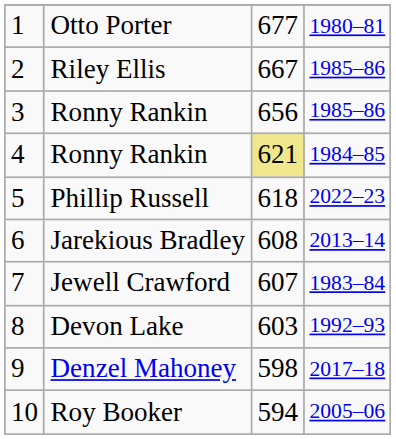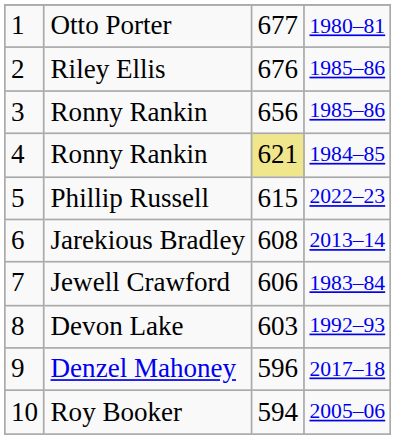(278, 68) 667 -> (278, 68) 676
(278, 197) 618 -> (278, 197) 615
(278, 283) 607 -> (278, 283) 606
(278, 369) 598 -> (278, 369) 596
